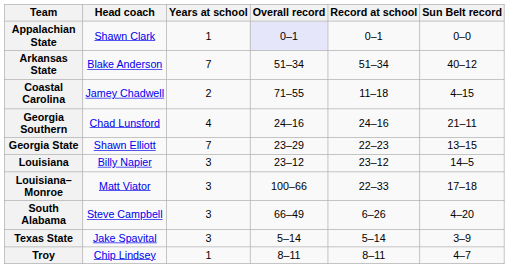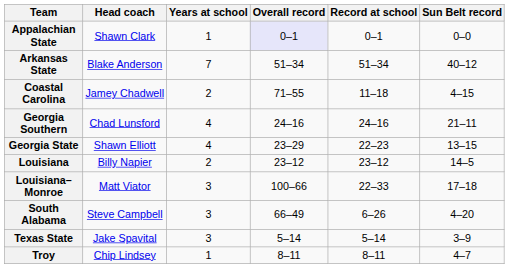(208, 146) 7 -> (208, 146) 4
(208, 163) 3 -> (208, 163) 2
